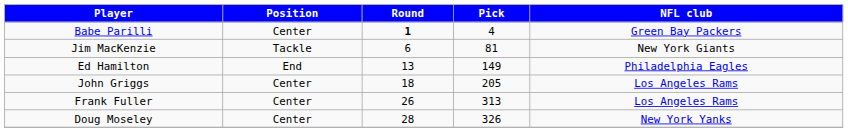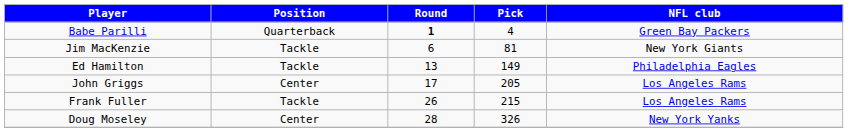(292, 31) Center -> (299, 31) Quarterback
(292, 66) End -> (299, 66) Tackle
(408, 84) 18 -> (431, 84) 17
(292, 101) Center -> (299, 101) Tackle
(492, 101) 313 -> (510, 101) 215
